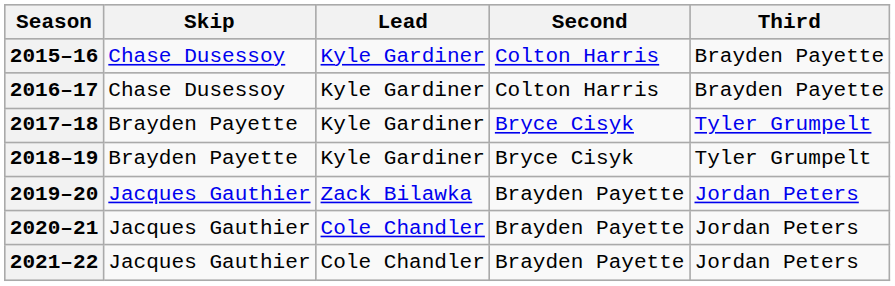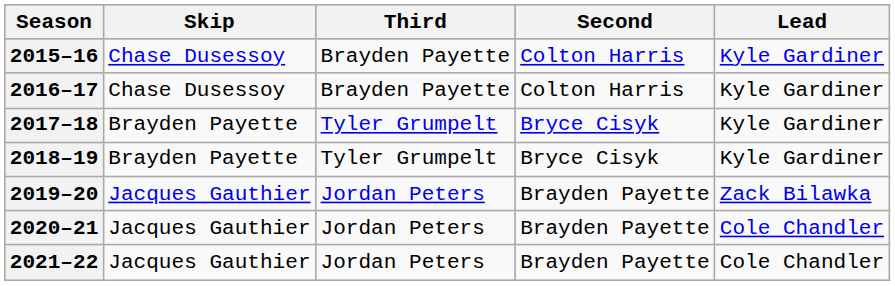columns swapped: (789, 22) <-> (403, 22)
